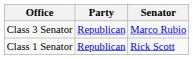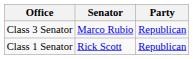columns swapped: (158, 12) <-> (101, 12)
